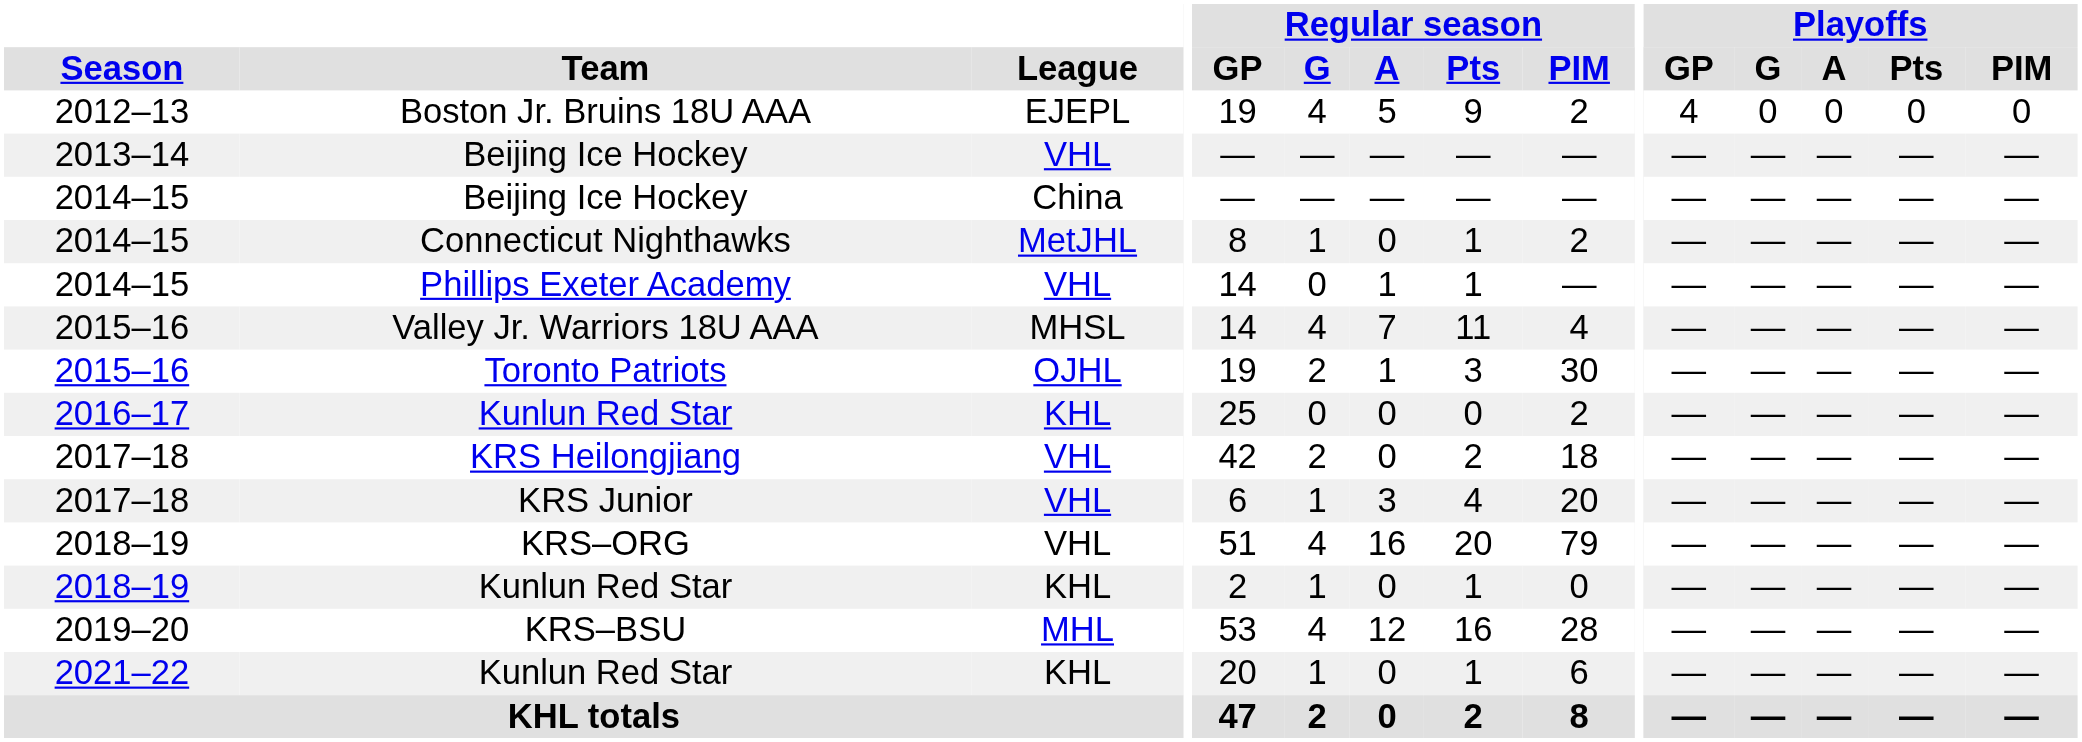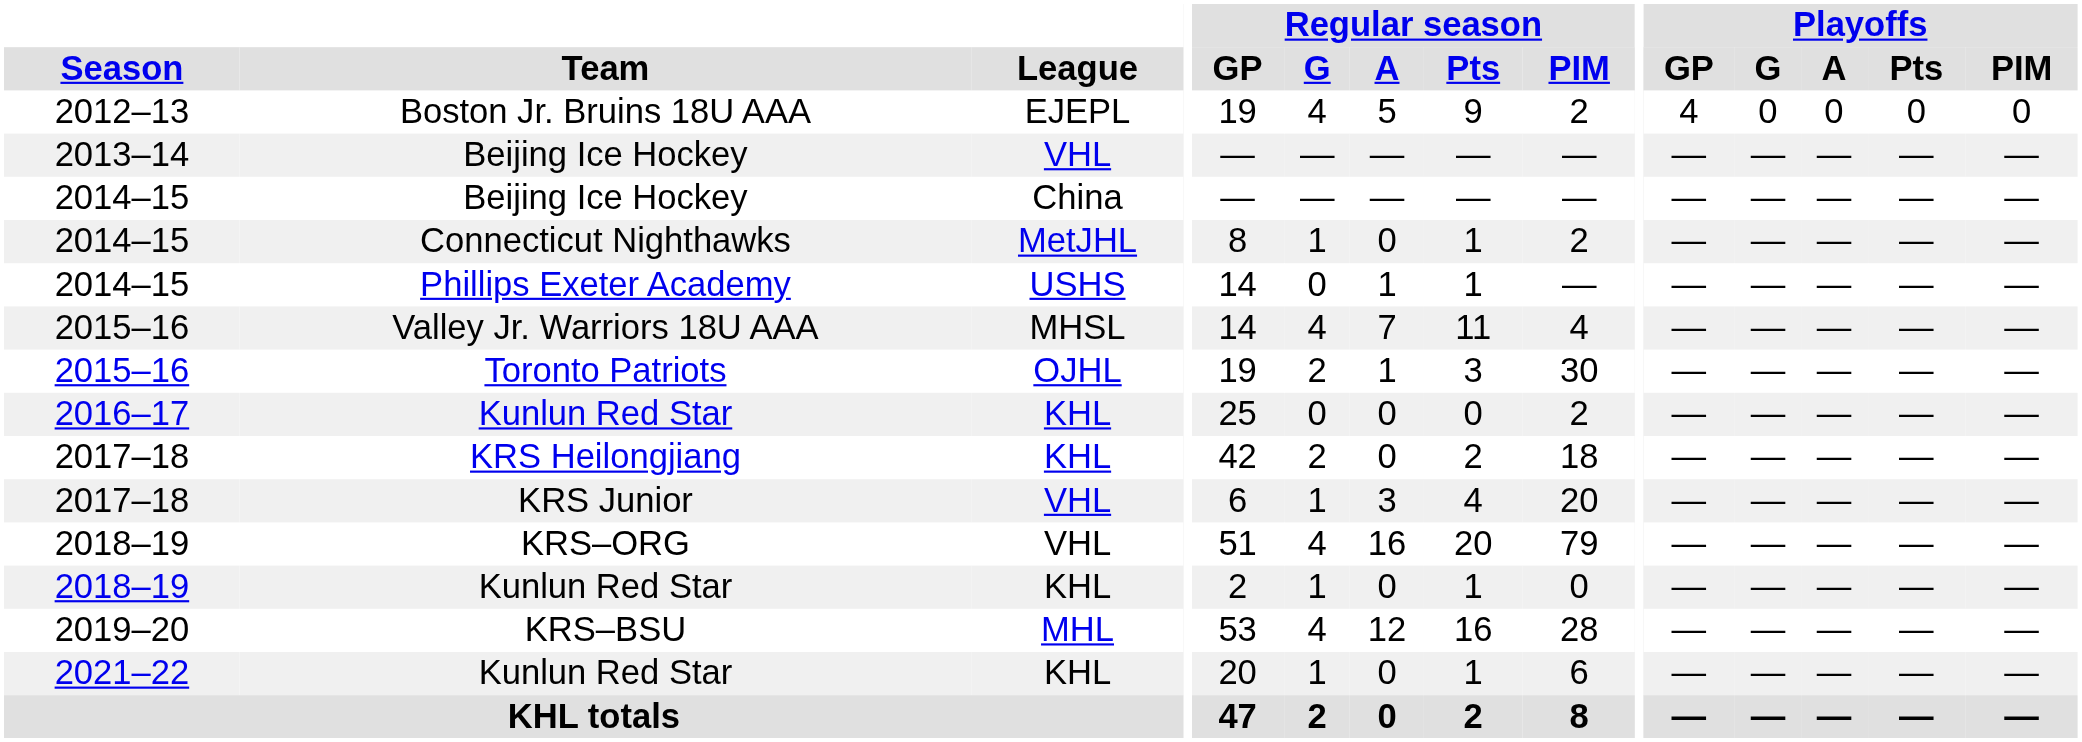(1078, 284) VHL -> (1078, 284) USHS
(1078, 457) VHL -> (1078, 457) KHL
